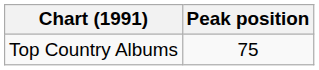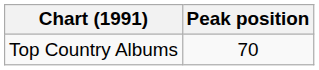(248, 49) 75 -> (248, 49) 70
